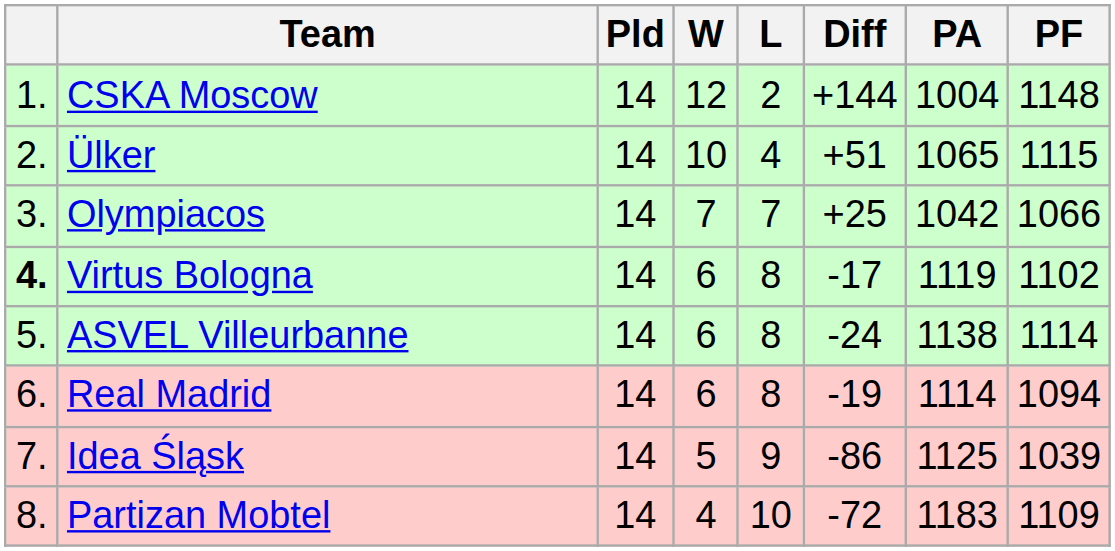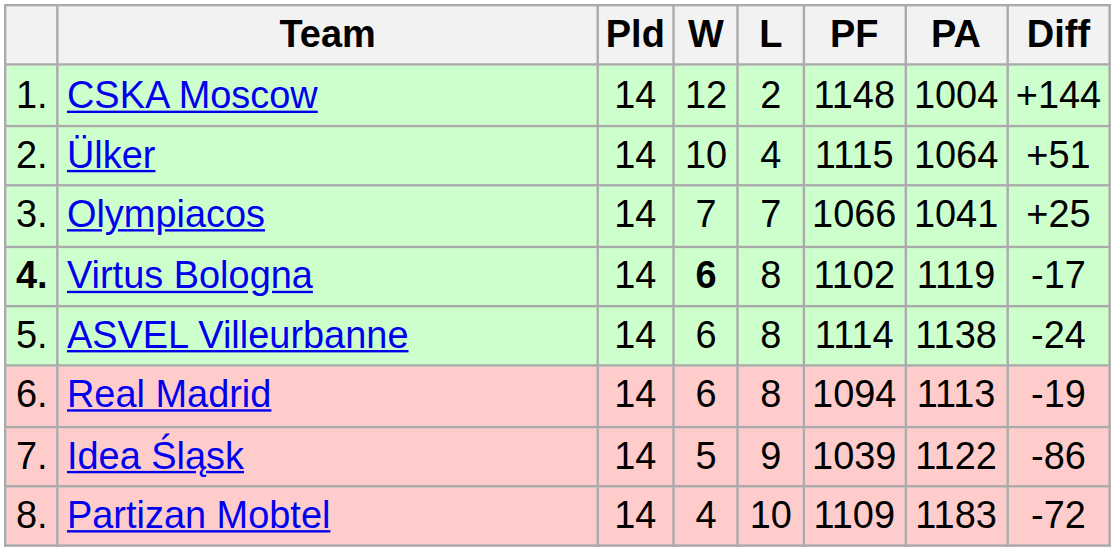columns swapped: (1059, 34) <-> (855, 34)
(957, 154) 1065 -> (956, 154) 1064
(957, 214) 1042 -> (956, 214) 1041
(706, 275) normal -> (706, 275) bold
(957, 395) 1114 -> (956, 395) 1113
(957, 455) 1125 -> (956, 455) 1122
